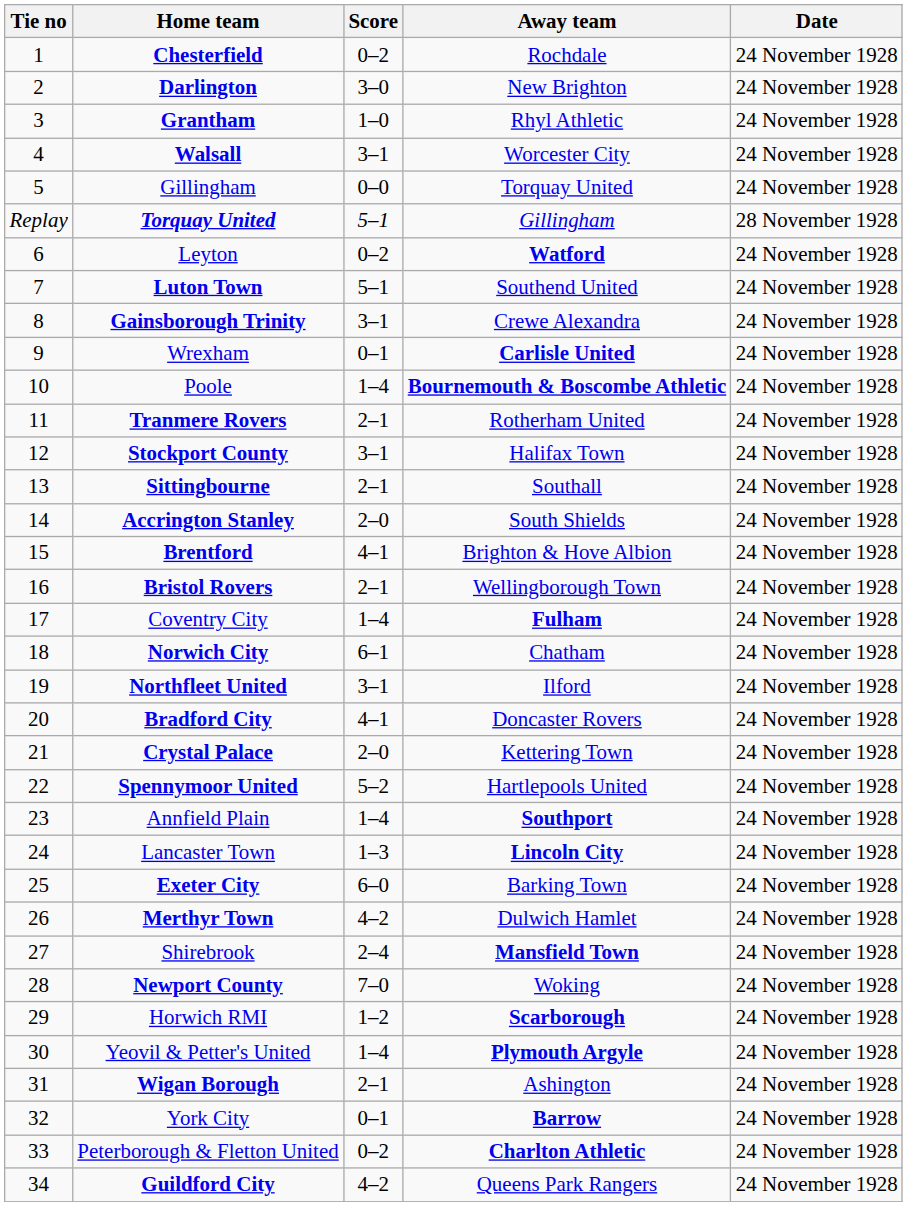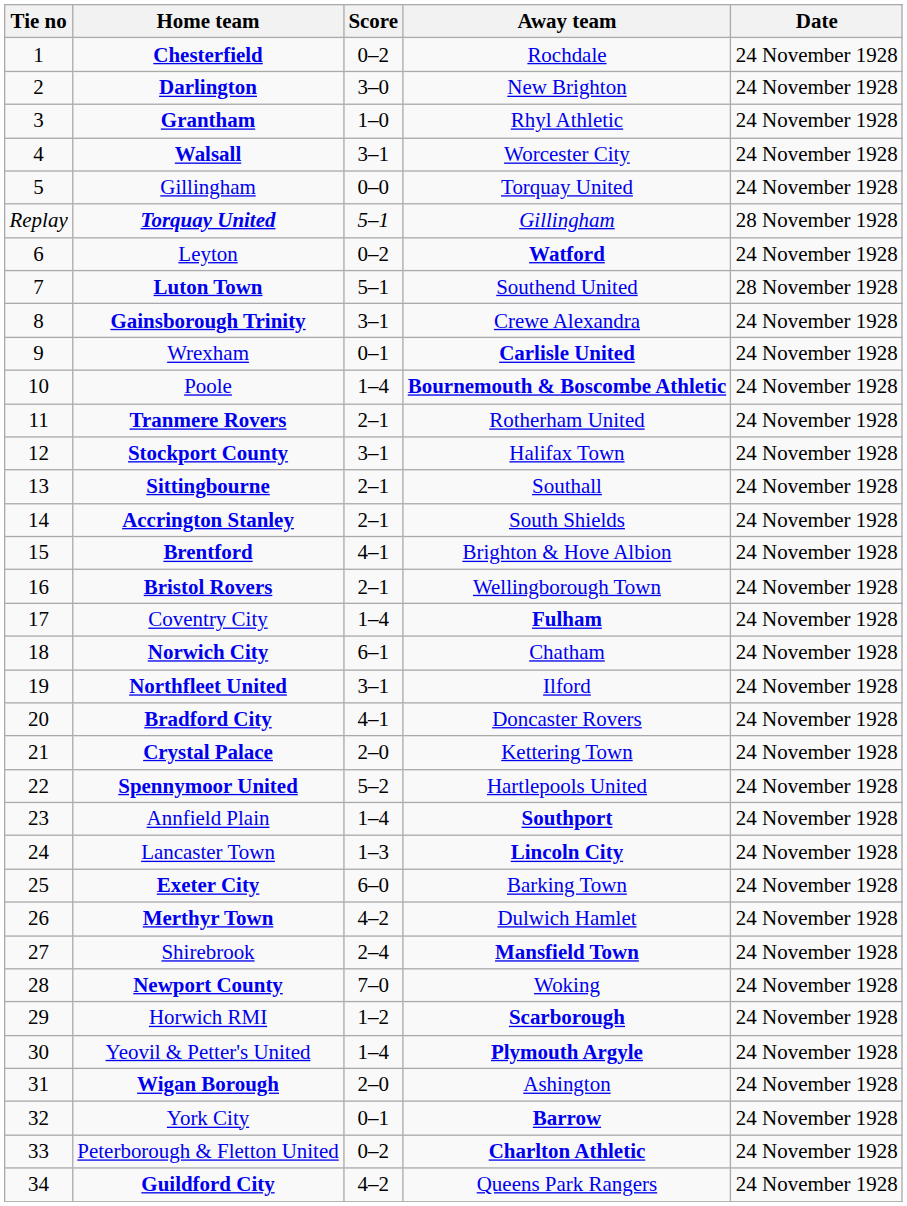(817, 287) 24 November 1928 -> (817, 287) 28 November 1928
(373, 519) 2–0 -> (373, 519) 2–1
(373, 1084) 2–1 -> (373, 1084) 2–0
